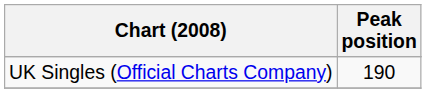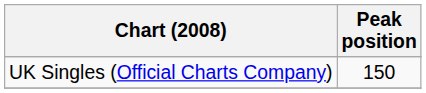(379, 72) 190 -> (379, 72) 150
